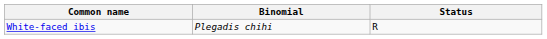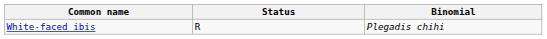columns swapped: (281, 12) <-> (456, 12)
